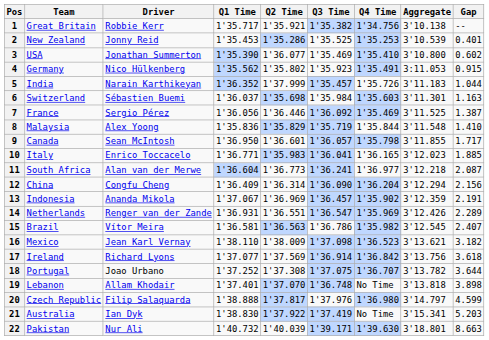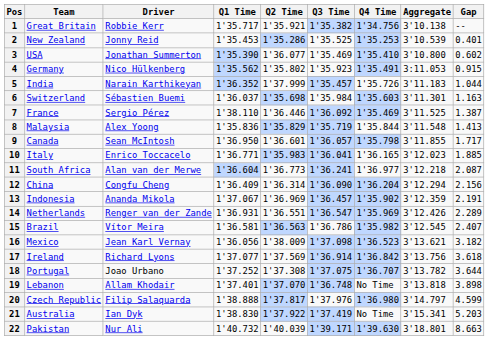(237, 112) 1'36.056 -> (237, 112) 1'38.110
(469, 127) 1.410 -> (469, 127) 1.413
(237, 242) 1'38.110 -> (237, 242) 1'36.056
